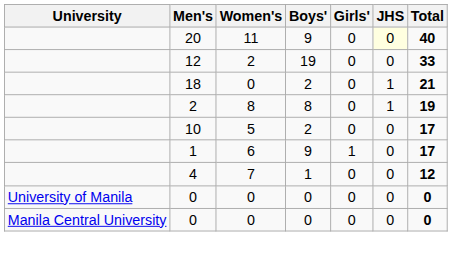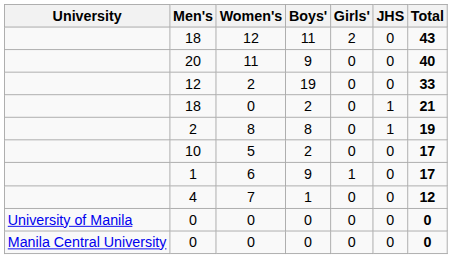+ row: (193, 39)
(390, 39) lightyellow background -> (390, 61) no background
